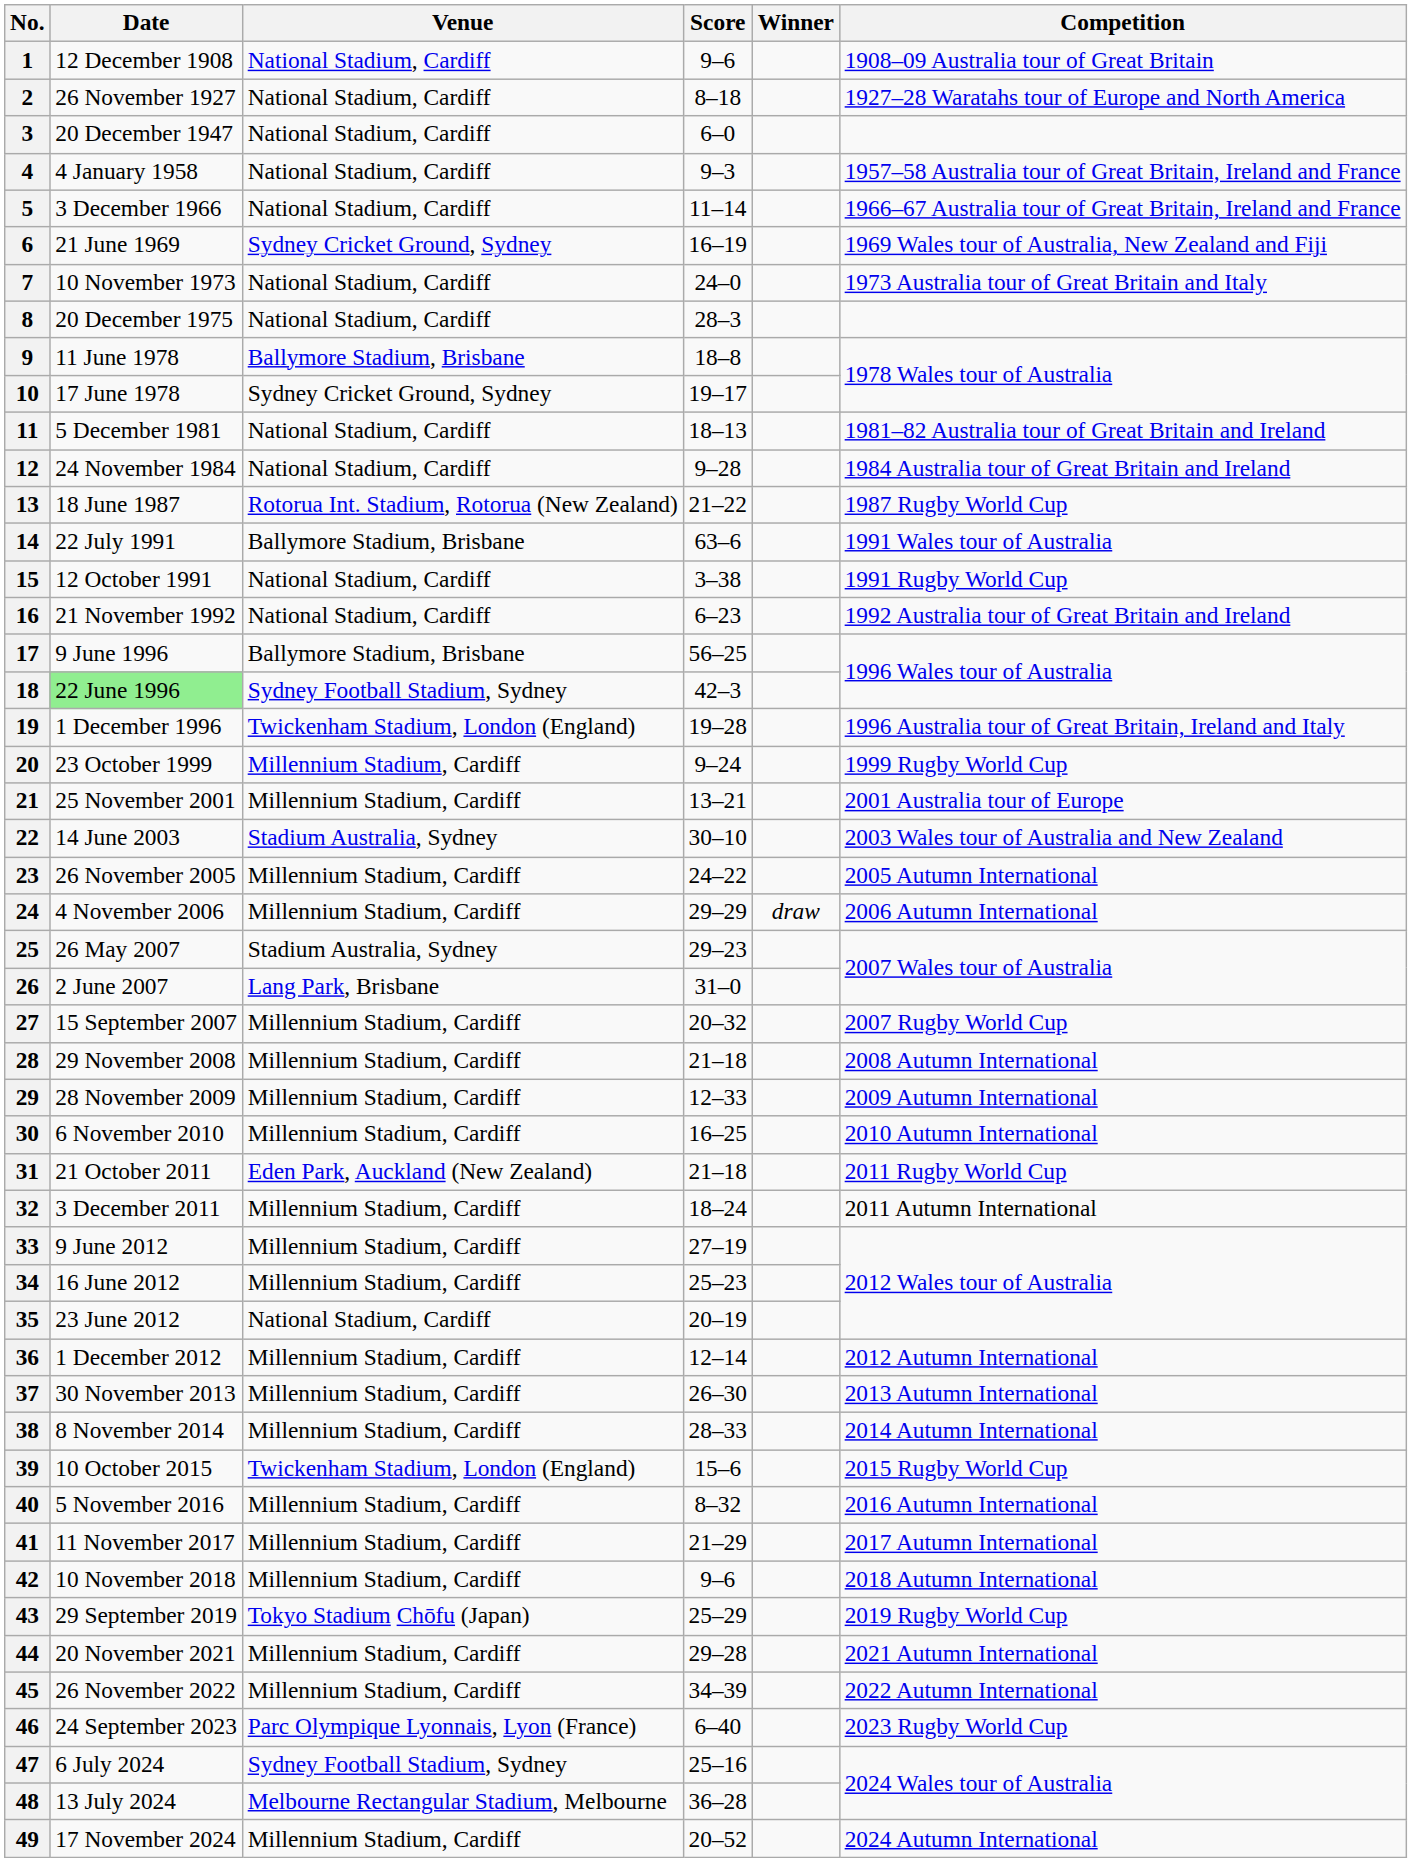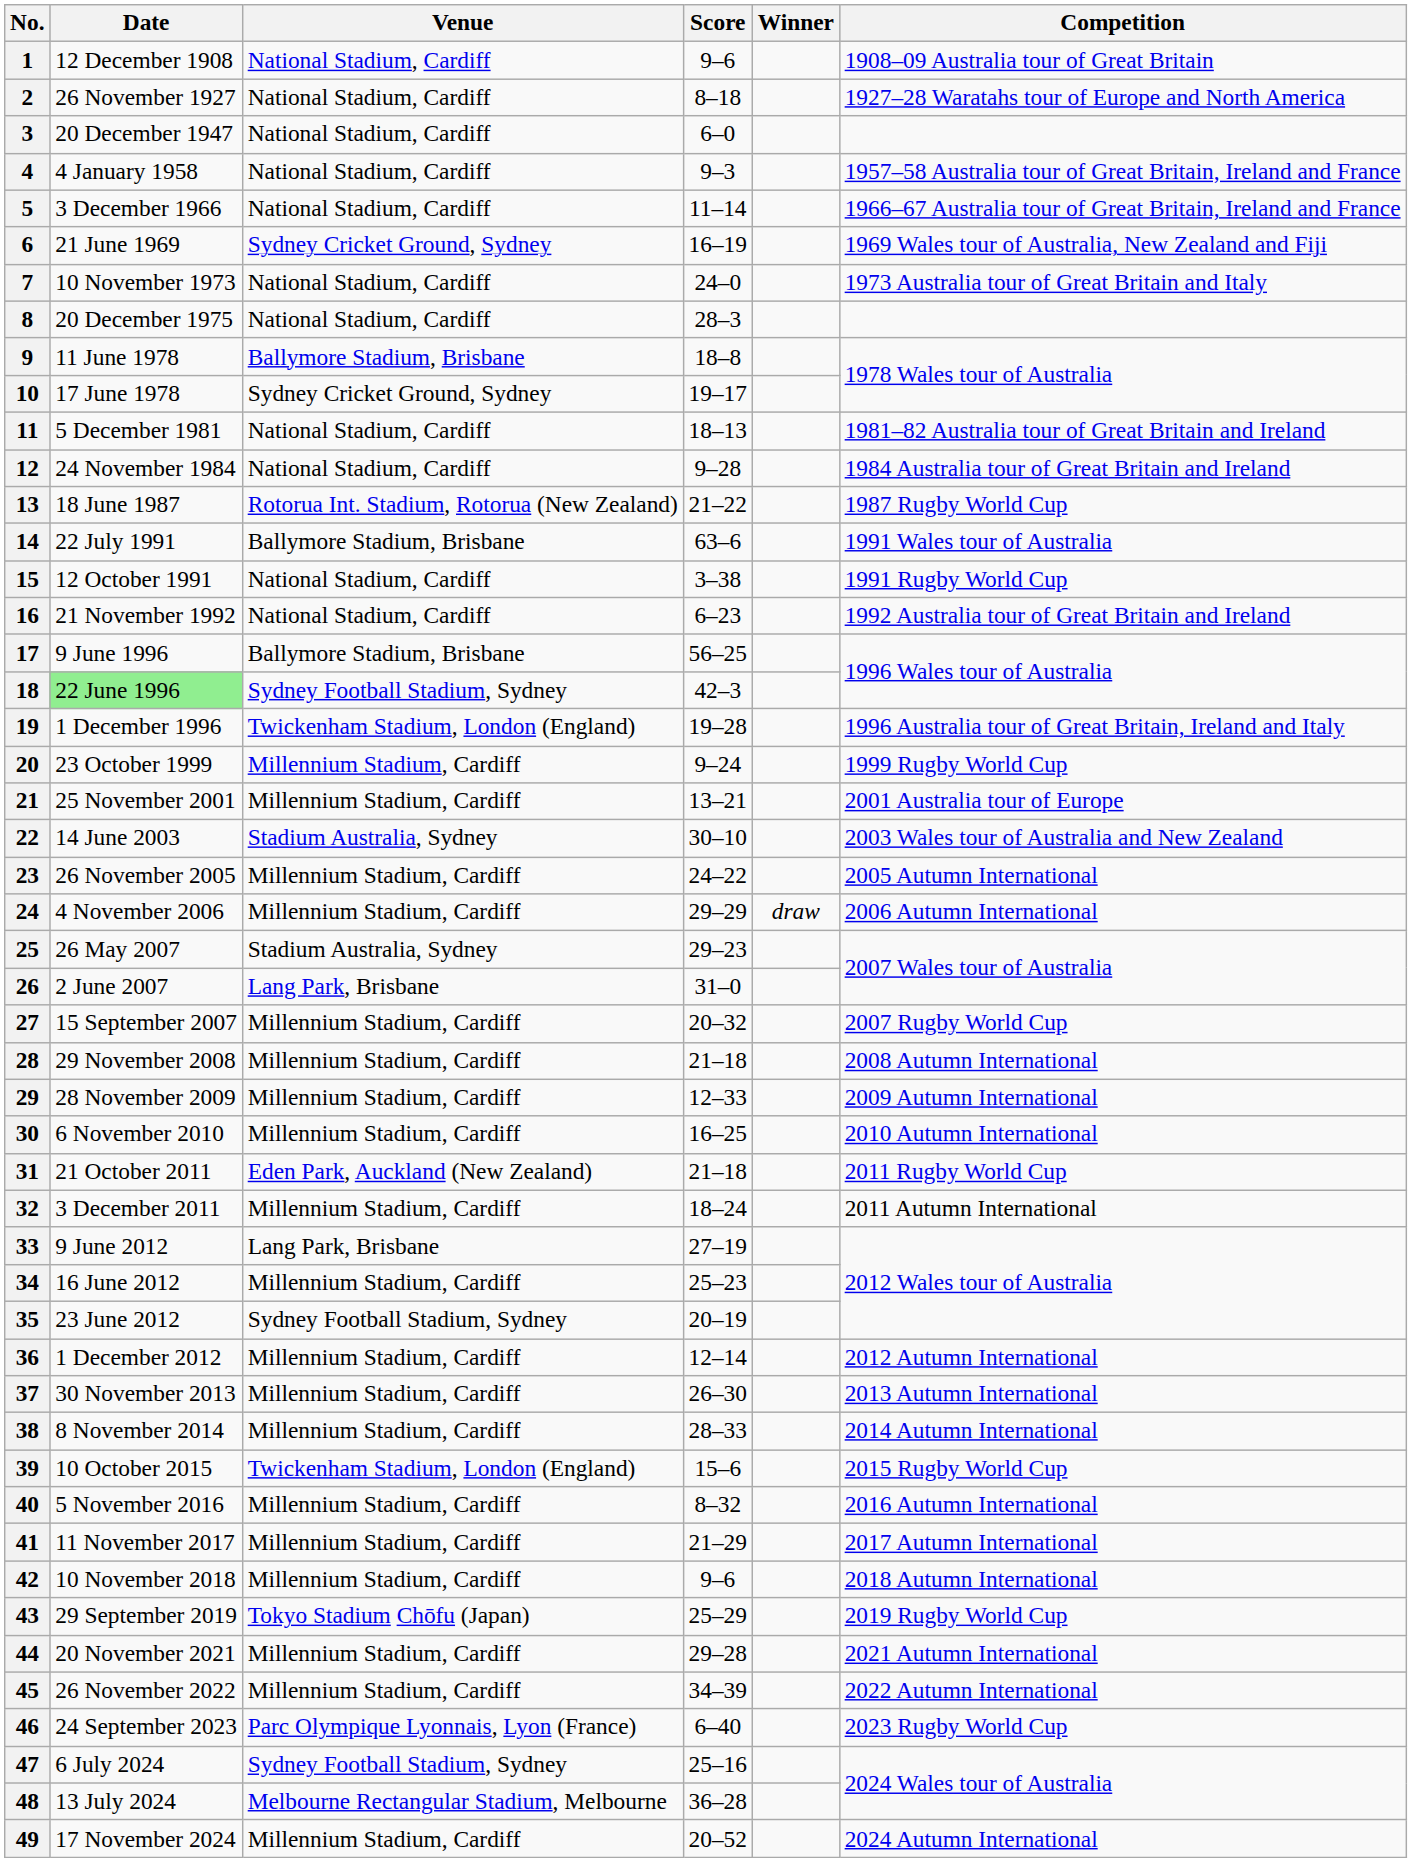(384, 1245) Millennium Stadium, Cardiff -> (343, 1245) Lang Park, Brisbane
(369, 1319) National Stadium, Cardiff -> (407, 1319) Sydney Football Stadium, Sydney
